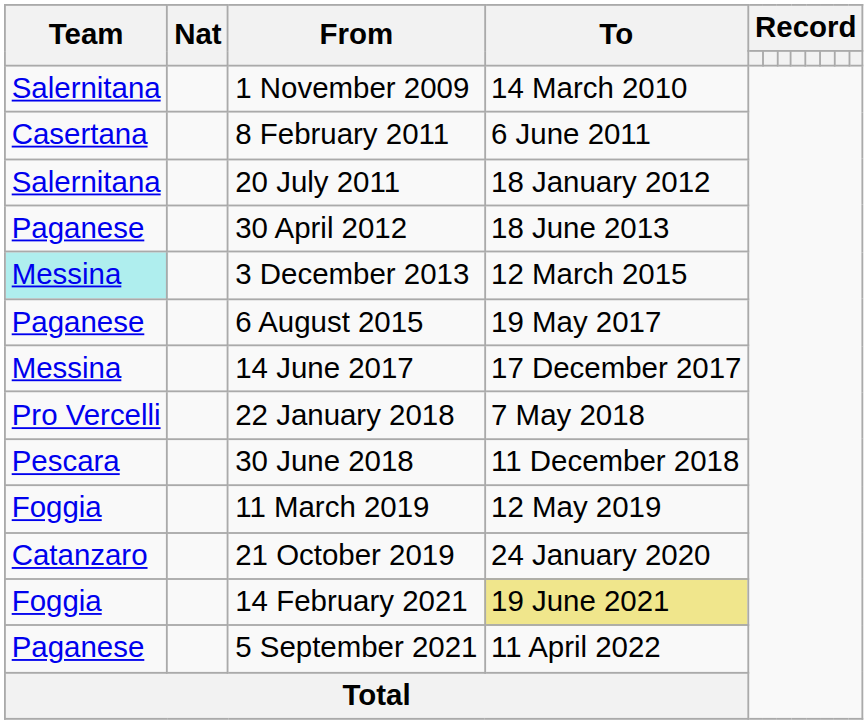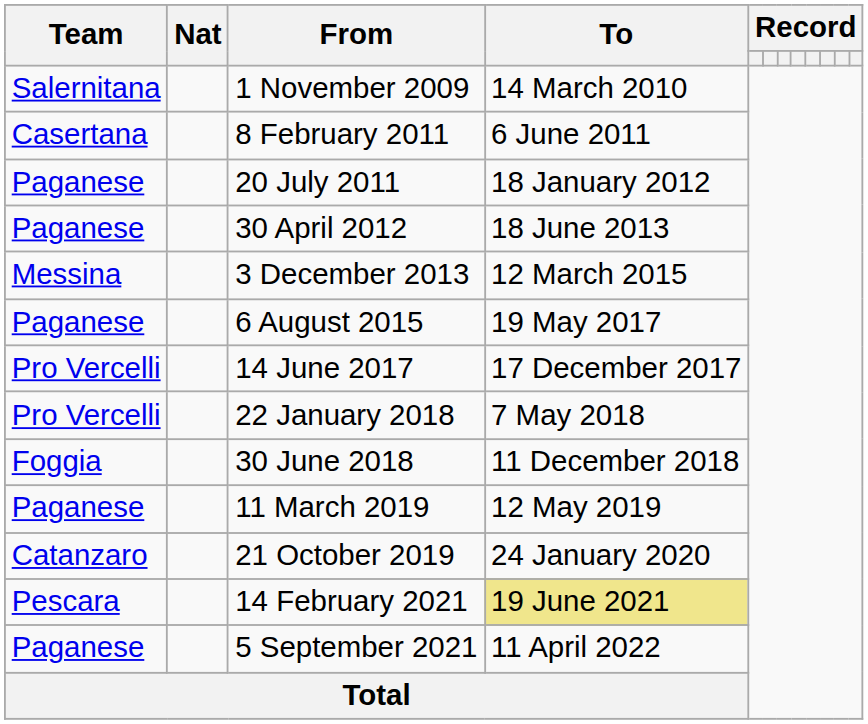(86, 181) Salernitana -> (78, 181) Paganese
(67, 274) paleturquoise background -> (67, 274) no background
(67, 368) Messina -> (86, 368) Pro Vercelli
(66, 461) Pescara -> (57, 461) Foggia
(57, 508) Foggia -> (78, 508) Paganese
(57, 601) Foggia -> (66, 601) Pescara
